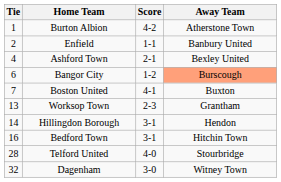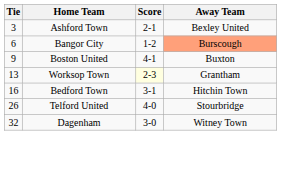- row: (79, 28)
- row: (79, 43)
(13, 59) 4 -> (13, 28) 3
(13, 91) 7 -> (13, 59) 9
(150, 106) no background -> (150, 75) lightyellow background
- row: (79, 122)
(13, 153) 28 -> (13, 106) 26
